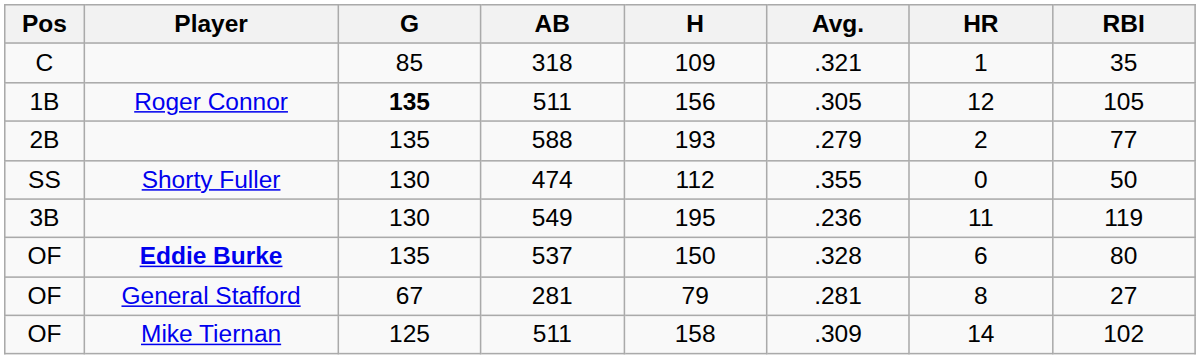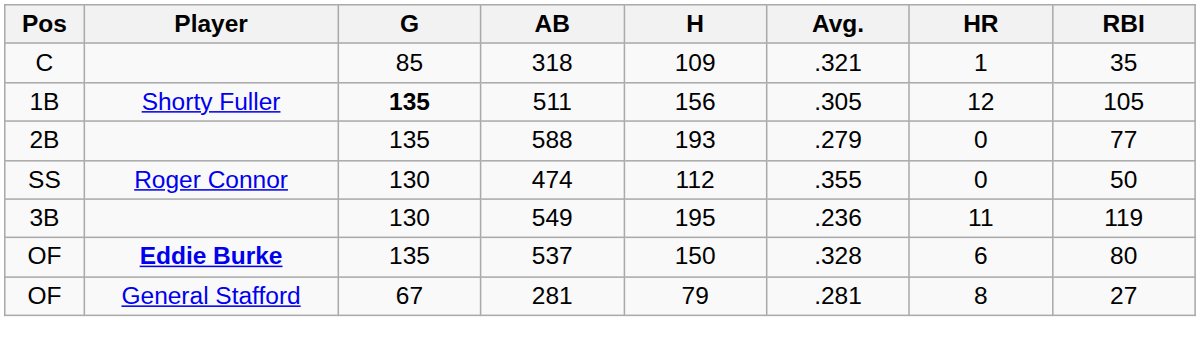(211, 101) Roger Connor -> (211, 101) Shorty Fuller
(981, 140) 2 -> (981, 140) 0
(211, 179) Shorty Fuller -> (211, 179) Roger Connor
- row: (44, 334)
